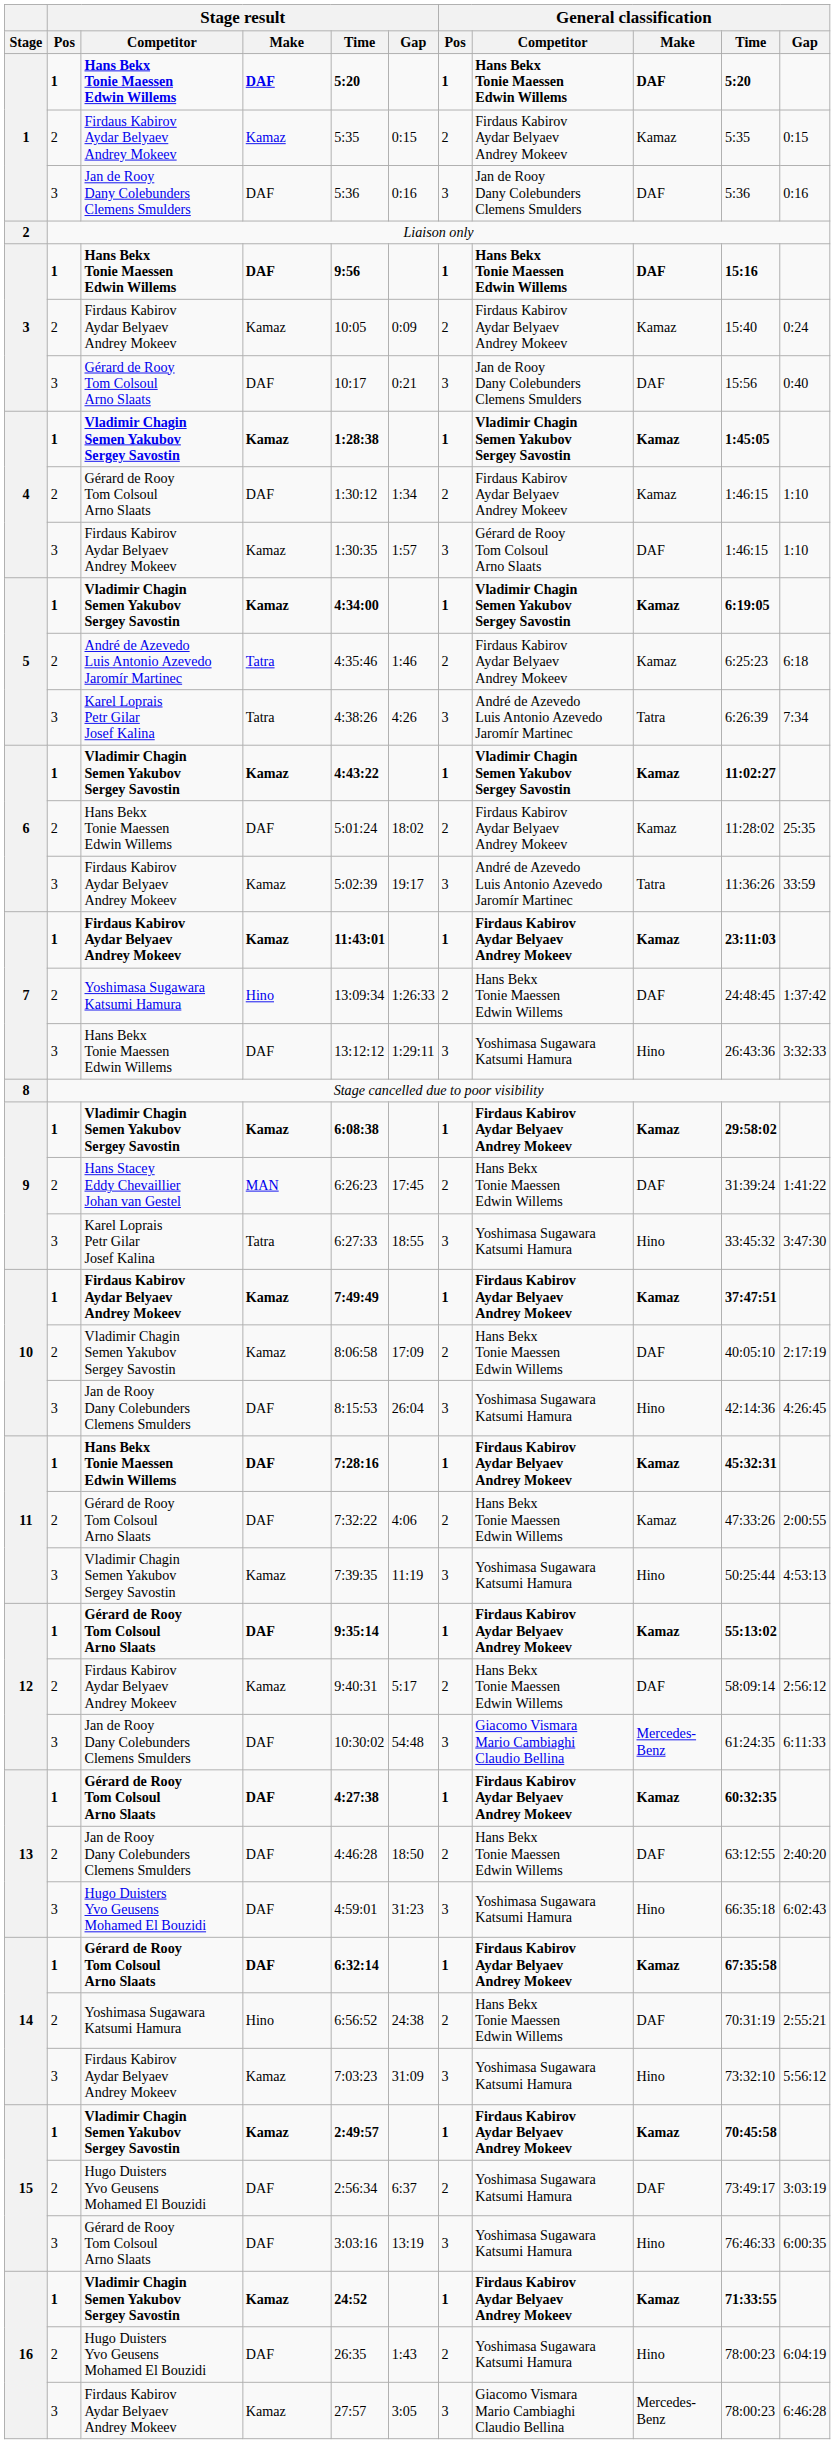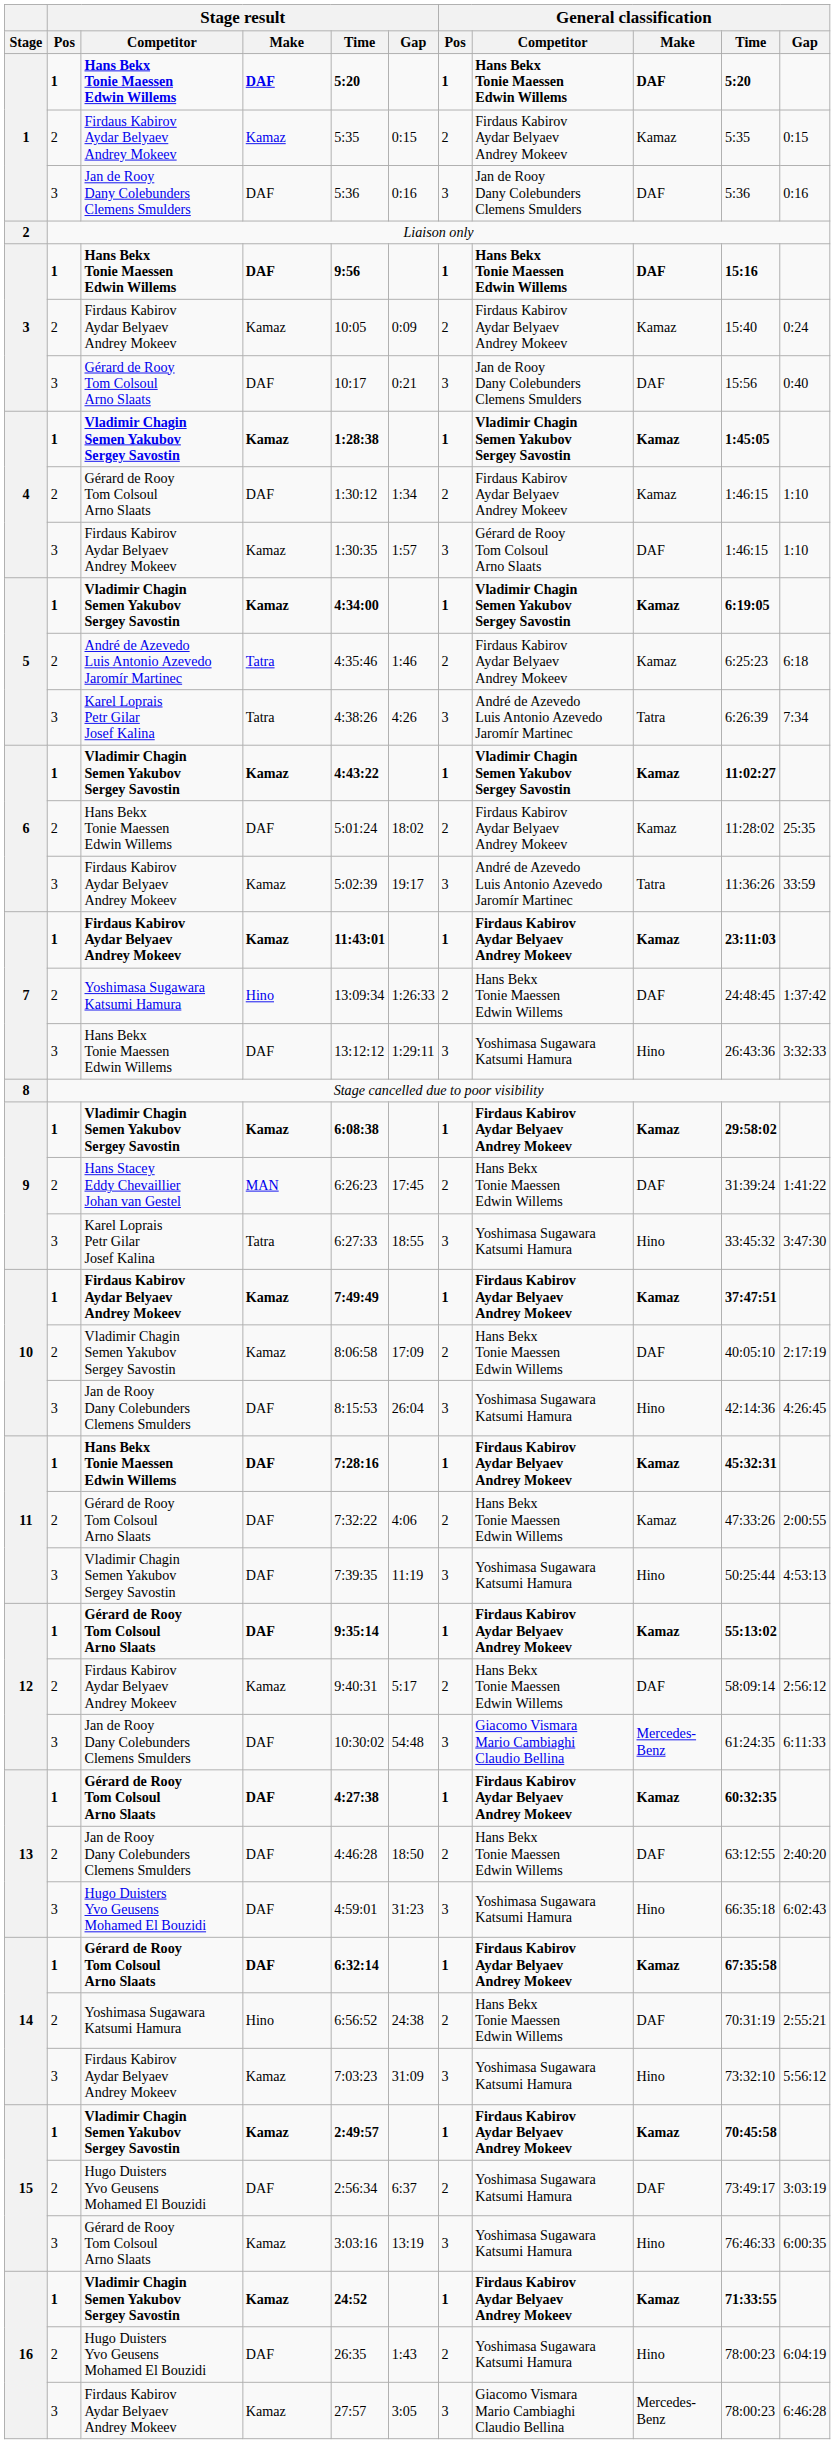(266, 1574) Kamaz -> (260, 1574) DAF
(260, 2243) DAF -> (266, 2243) Kamaz
